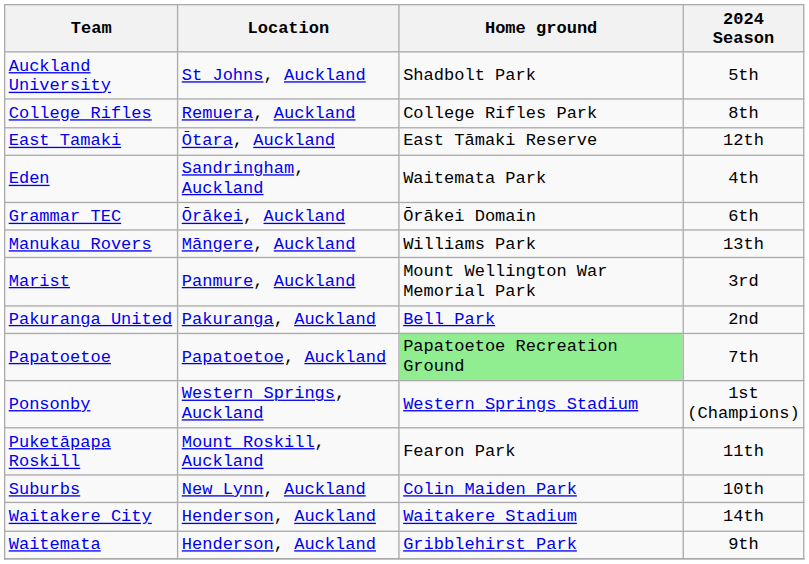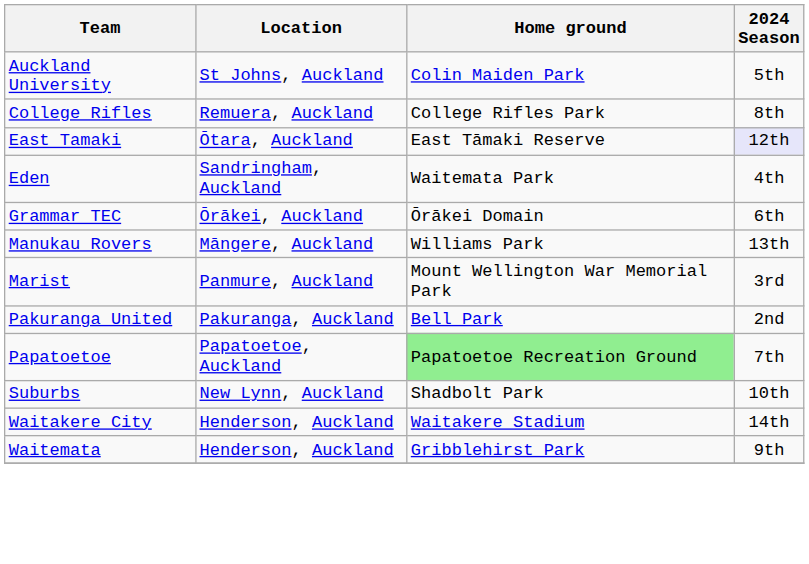(470, 76) Shadbolt Park -> (498, 76) Colin Maiden Park
(743, 141) no background -> (769, 141) lavender background
- row: (50, 404)
- row: (60, 452)
(490, 489) Colin Maiden Park -> (477, 394) Shadbolt Park
